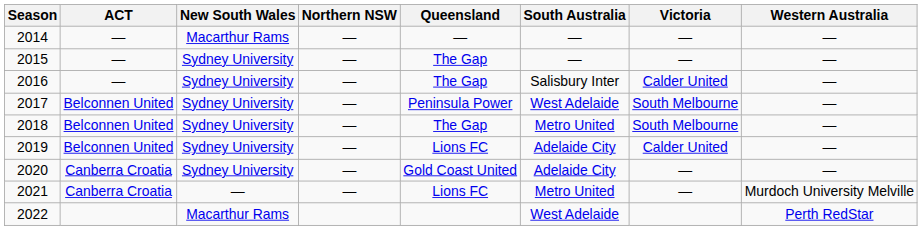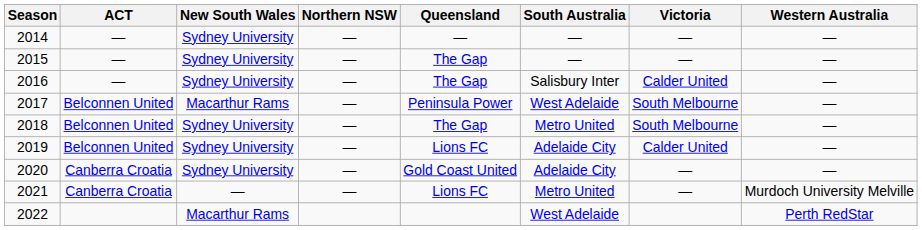(238, 37) Macarthur Rams -> (238, 37) Sydney University
(238, 103) Sydney University -> (238, 103) Macarthur Rams
